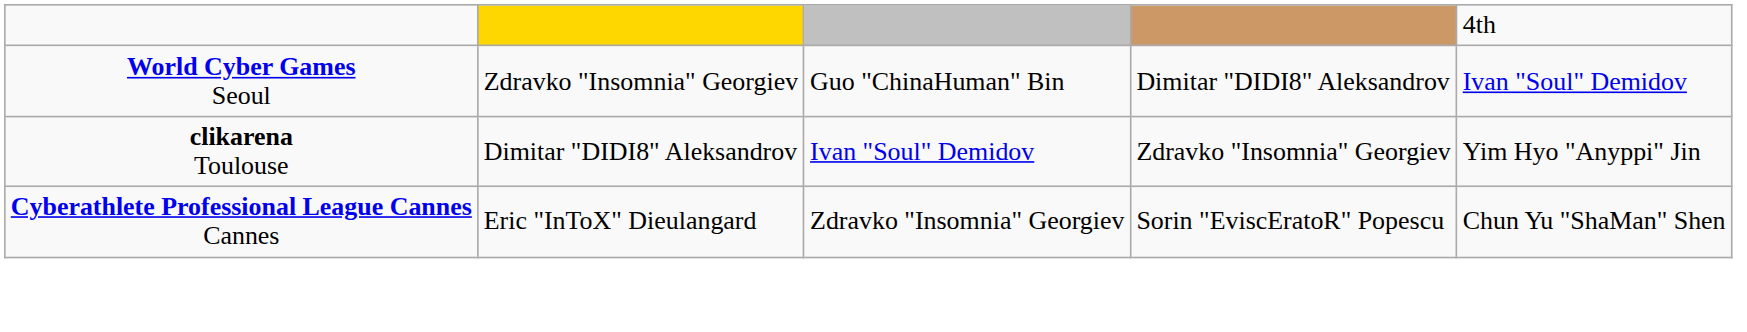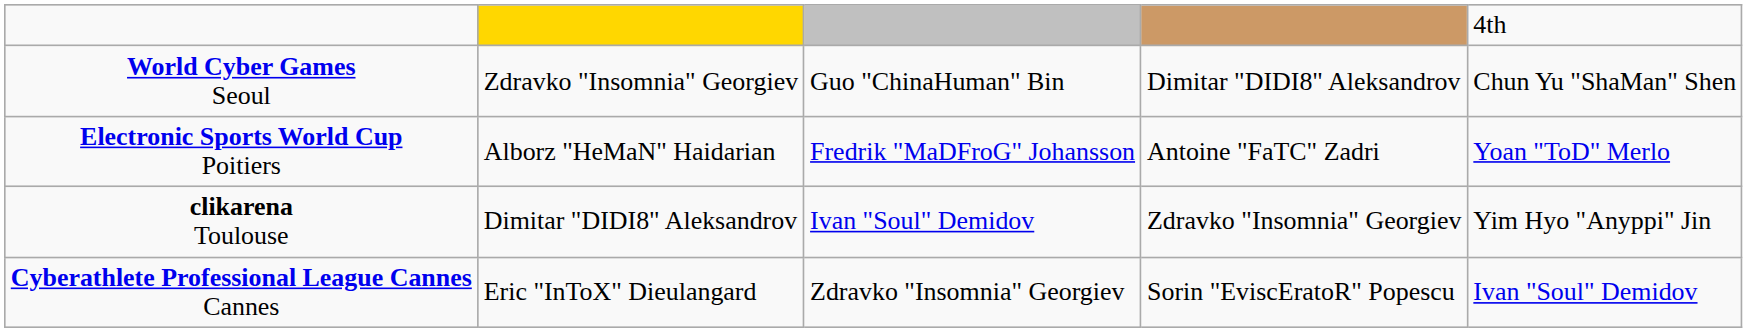(1575, 80) Ivan "Soul" Demidov -> (1605, 80) Chun Yu "ShaMan" Shen
+ row: (241, 151)
(1594, 221) Chun Yu "ShaMan" Shen -> (1585, 291) Ivan "Soul" Demidov
